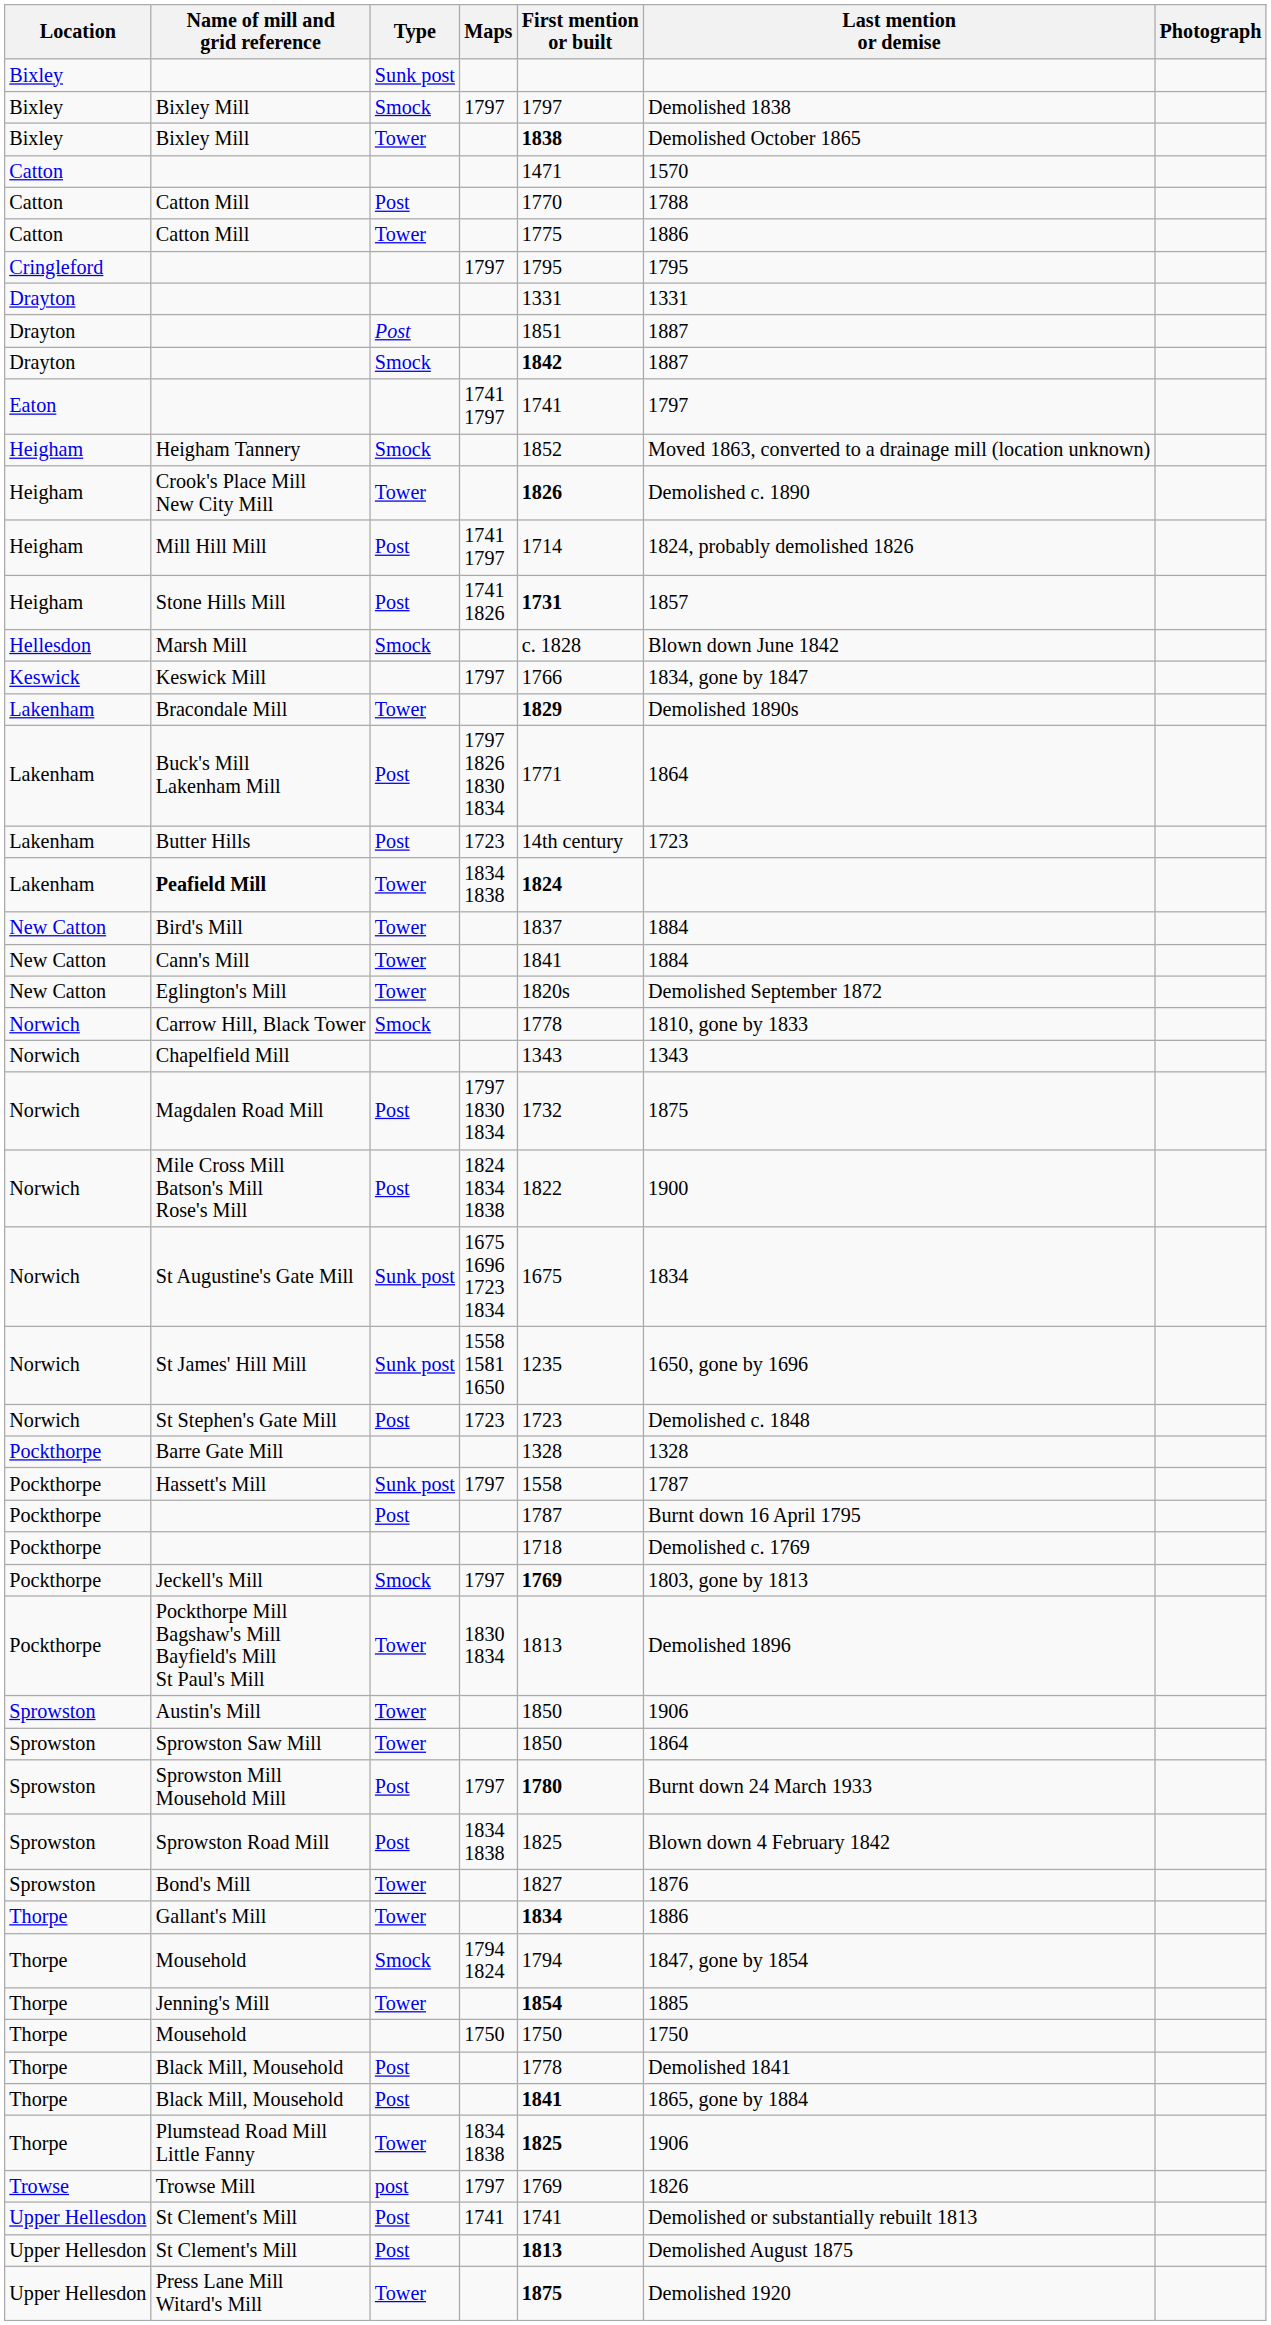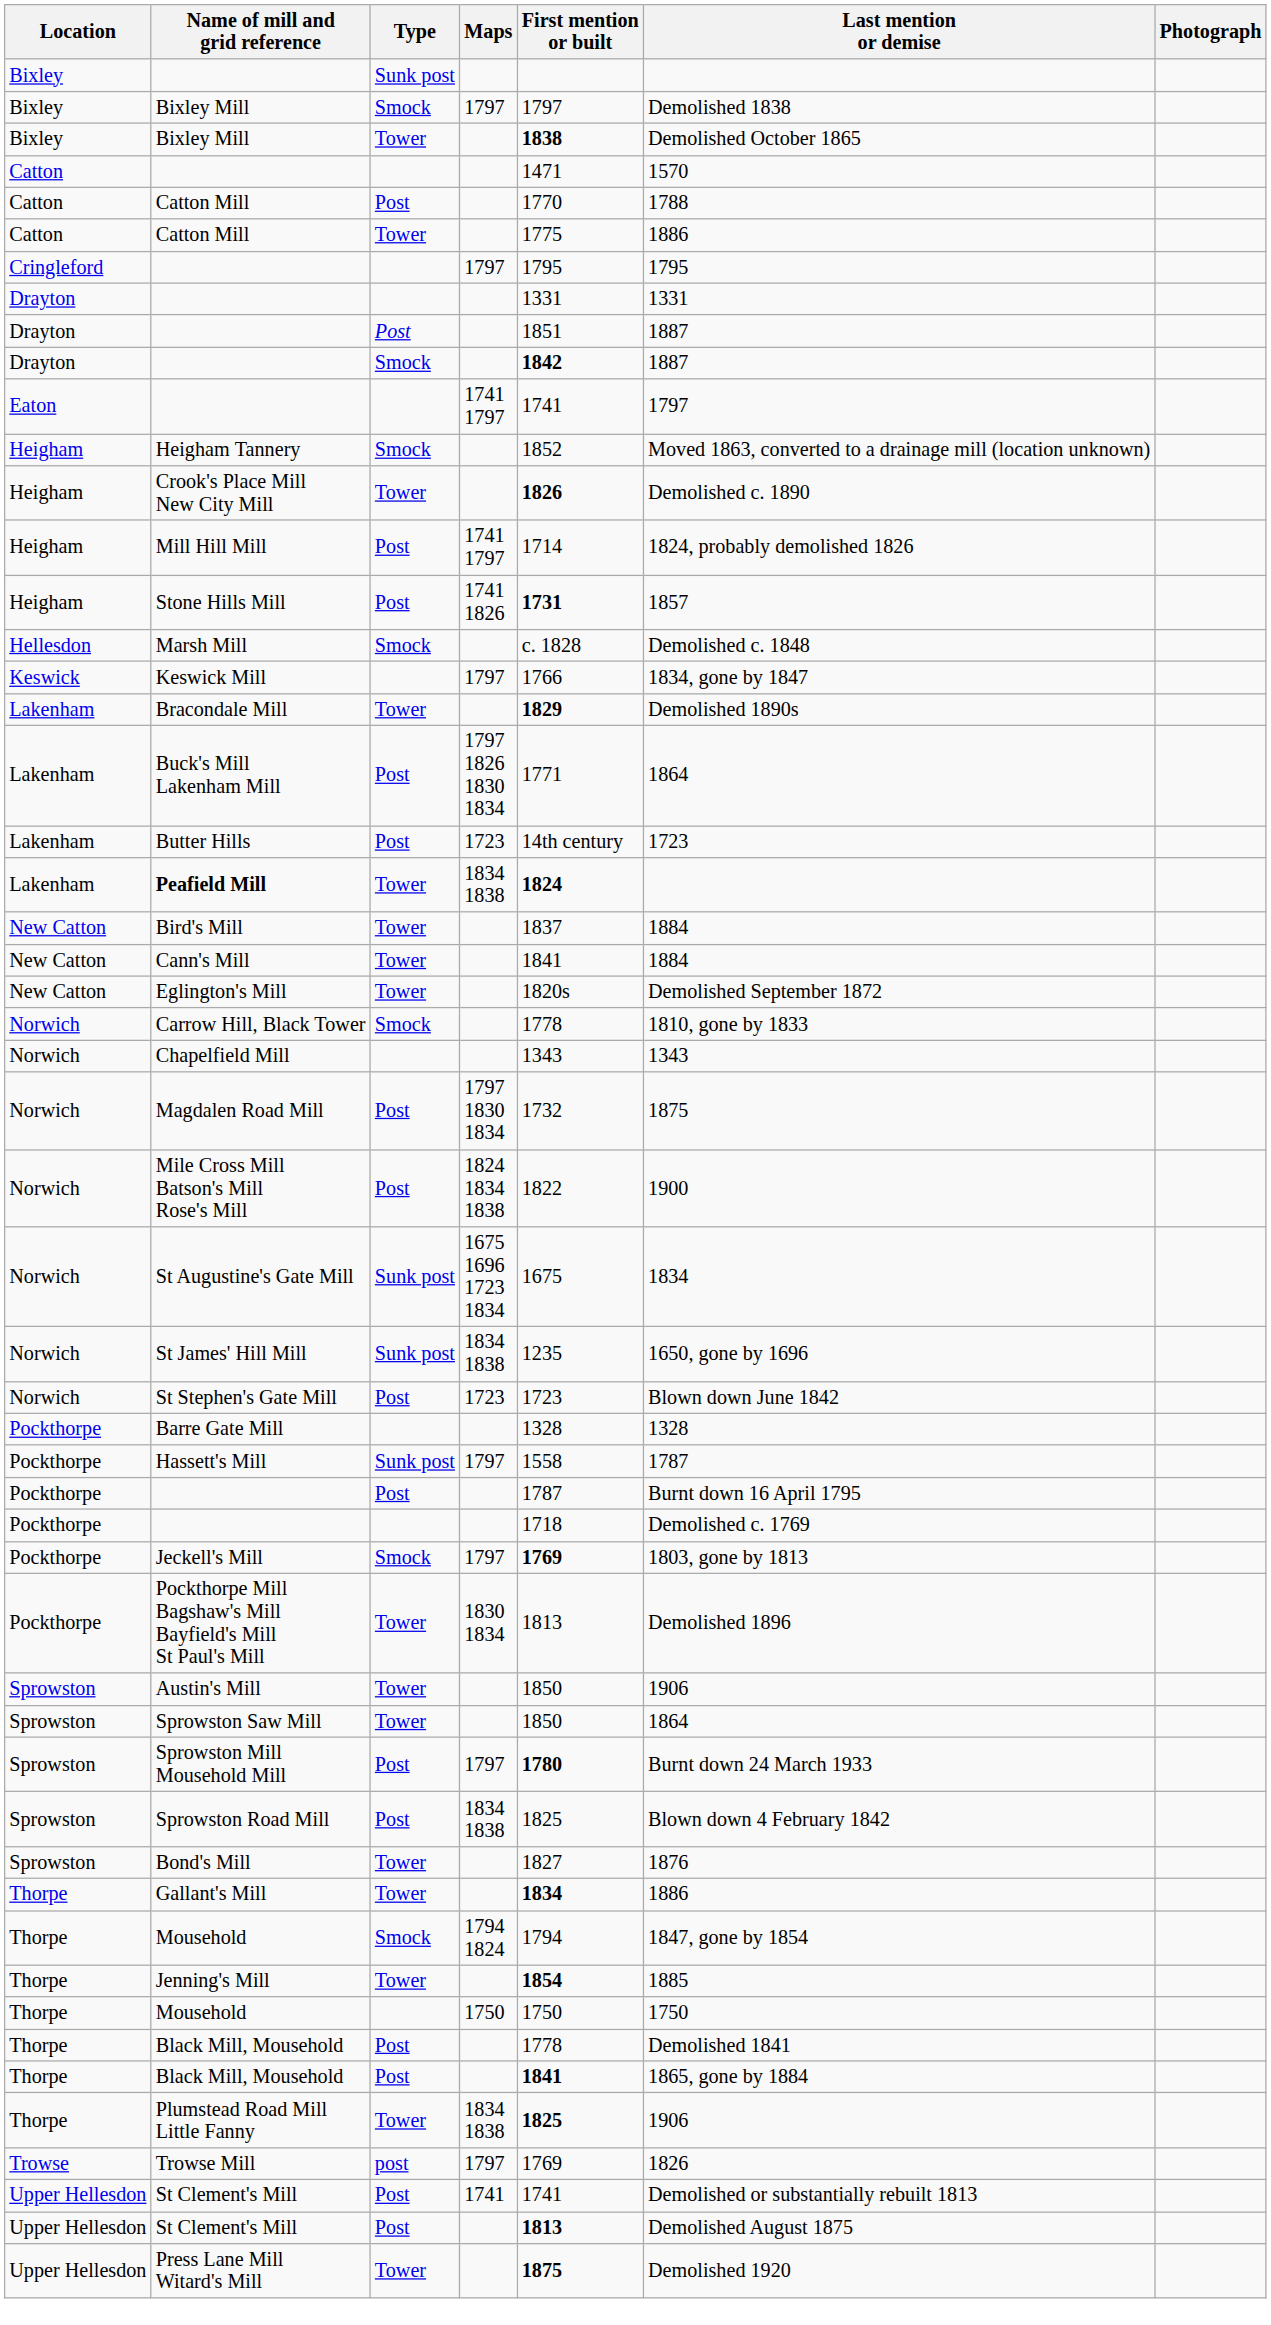(744, 645) Blown down June 1842 -> (729, 645) Demolished c. 1848
(484, 1365) 1558 1581 1650 -> (484, 1353) 1834 1838
(729, 1419) Demolished c. 1848 -> (744, 1397) Blown down June 1842
